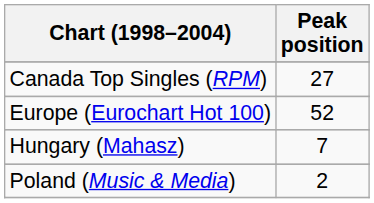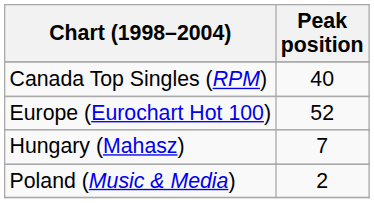(322, 79) 27 -> (322, 79) 40
